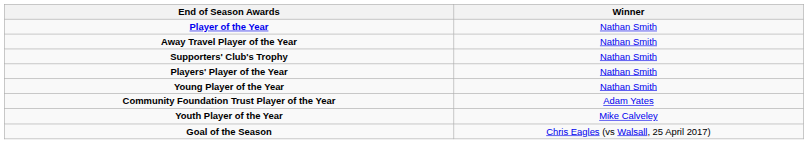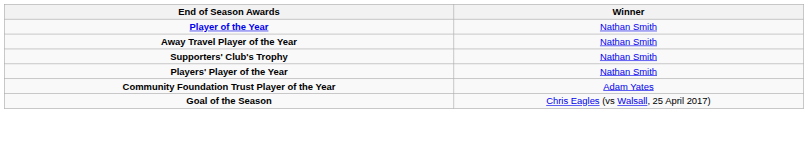- row: (229, 87)
- row: (229, 116)
